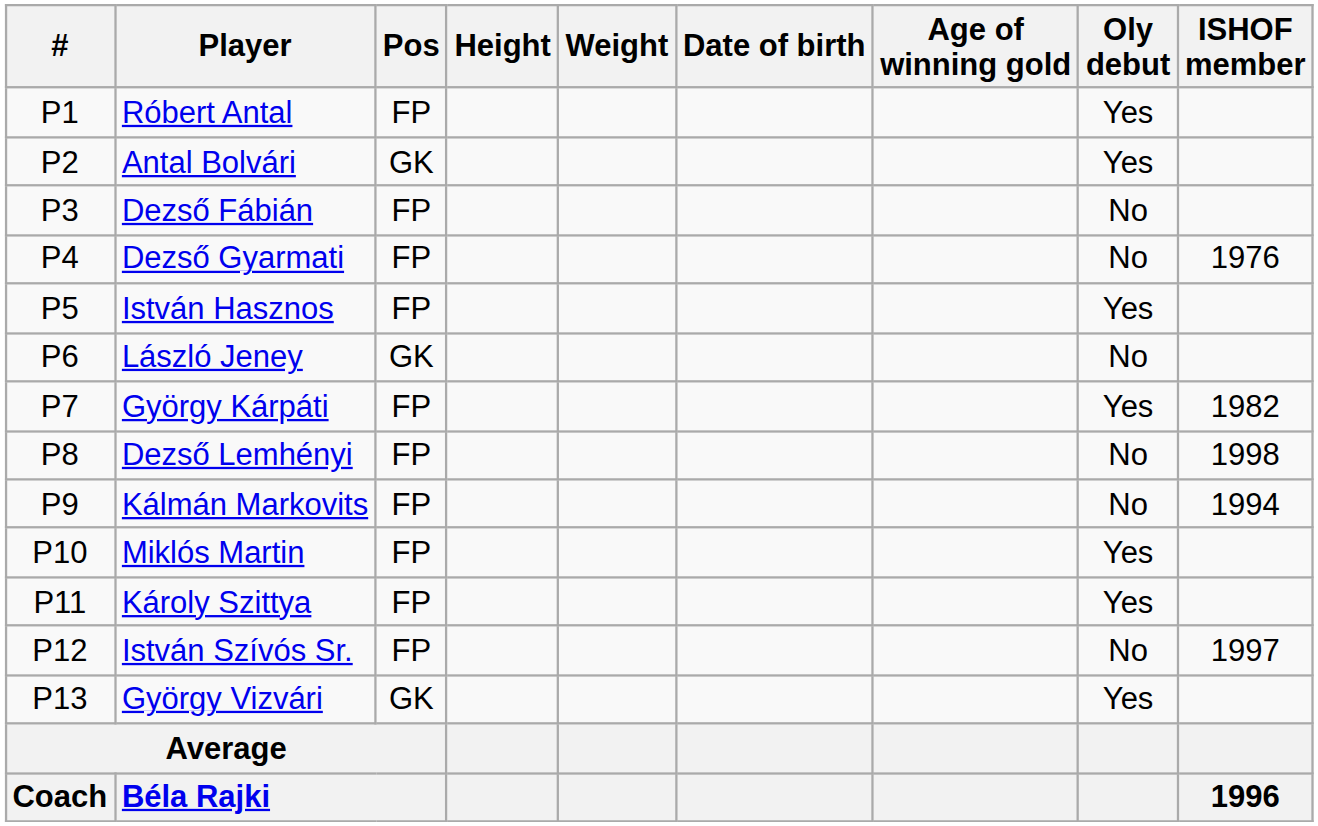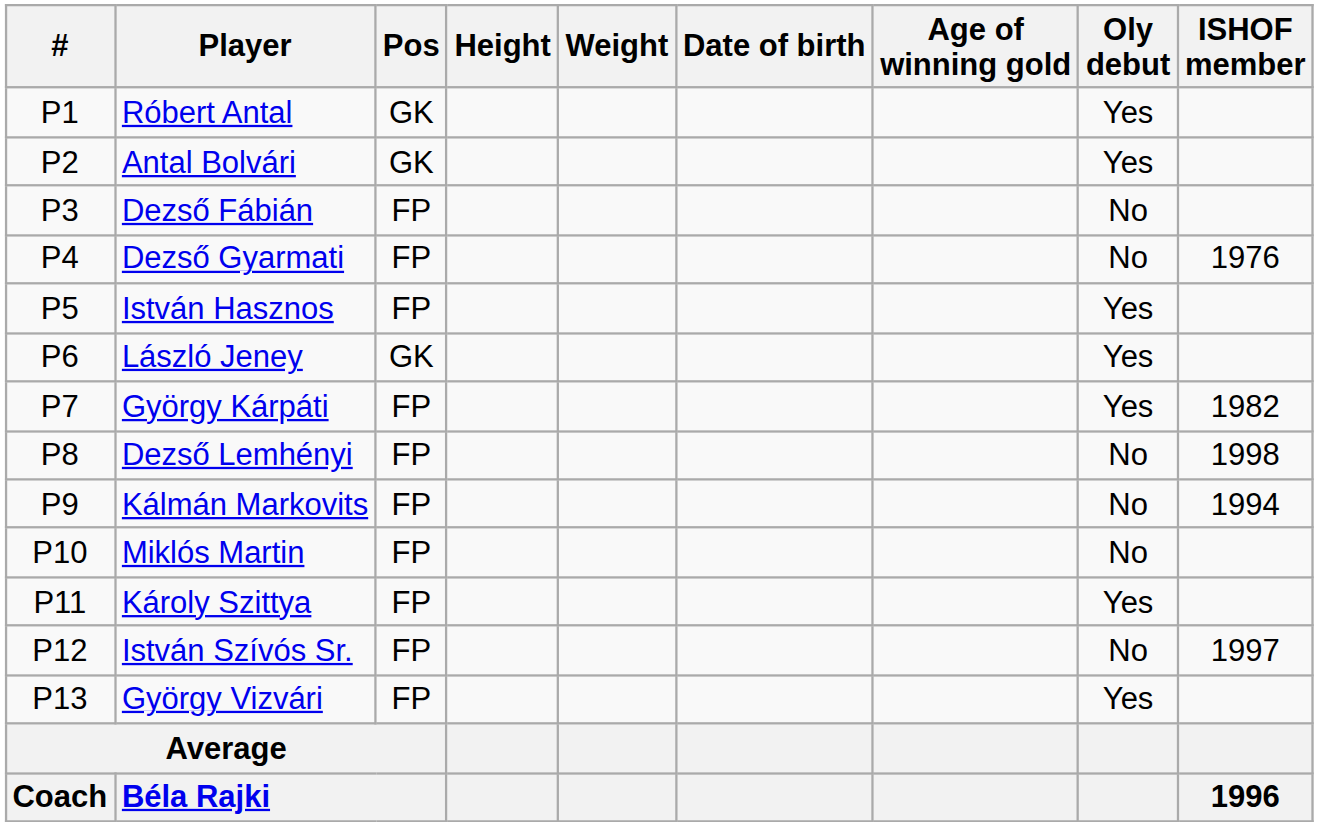(411, 112) FP -> (411, 112) GK
(1128, 357) No -> (1128, 357) Yes
(1128, 552) Yes -> (1128, 552) No
(411, 699) GK -> (411, 699) FP
